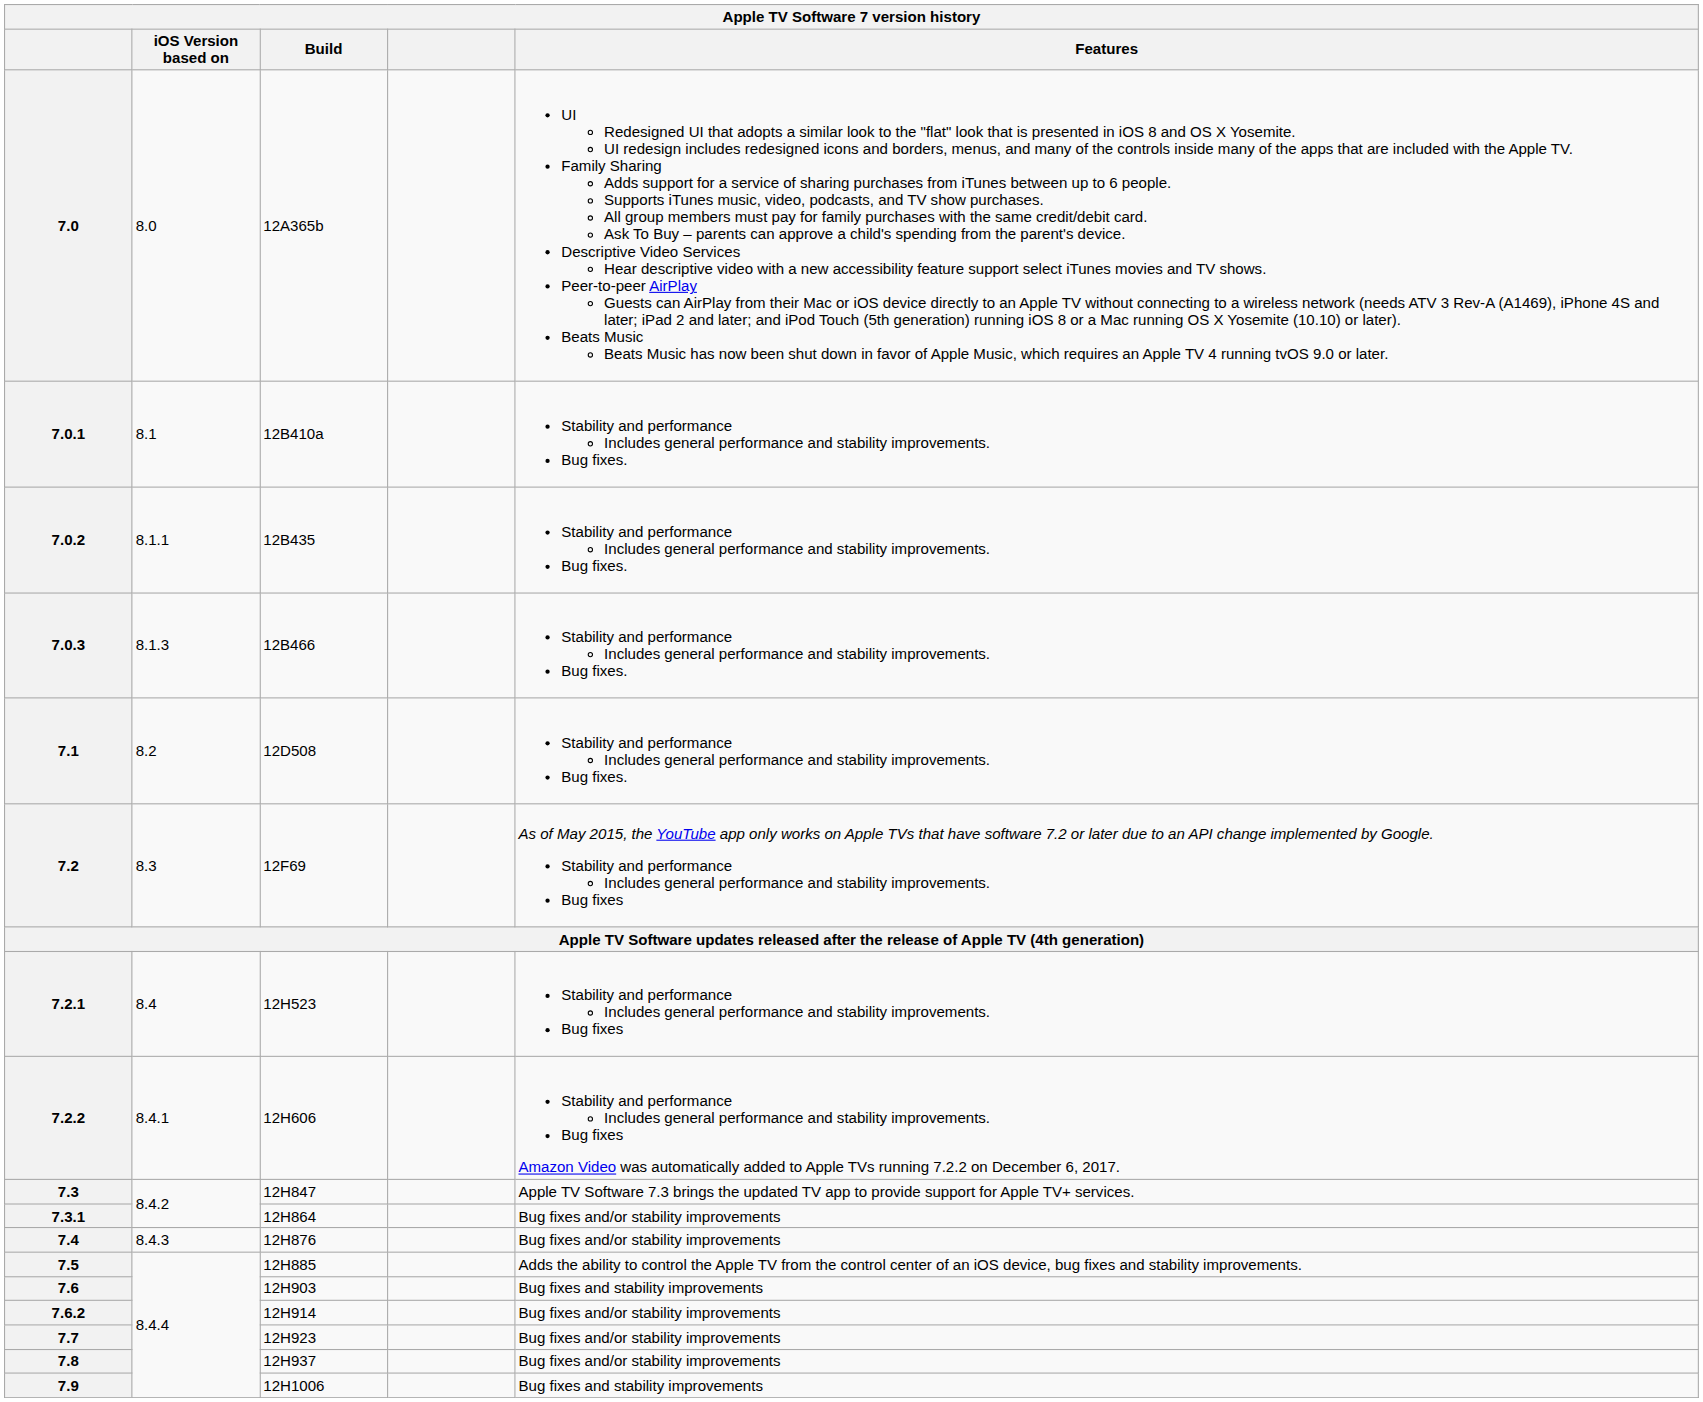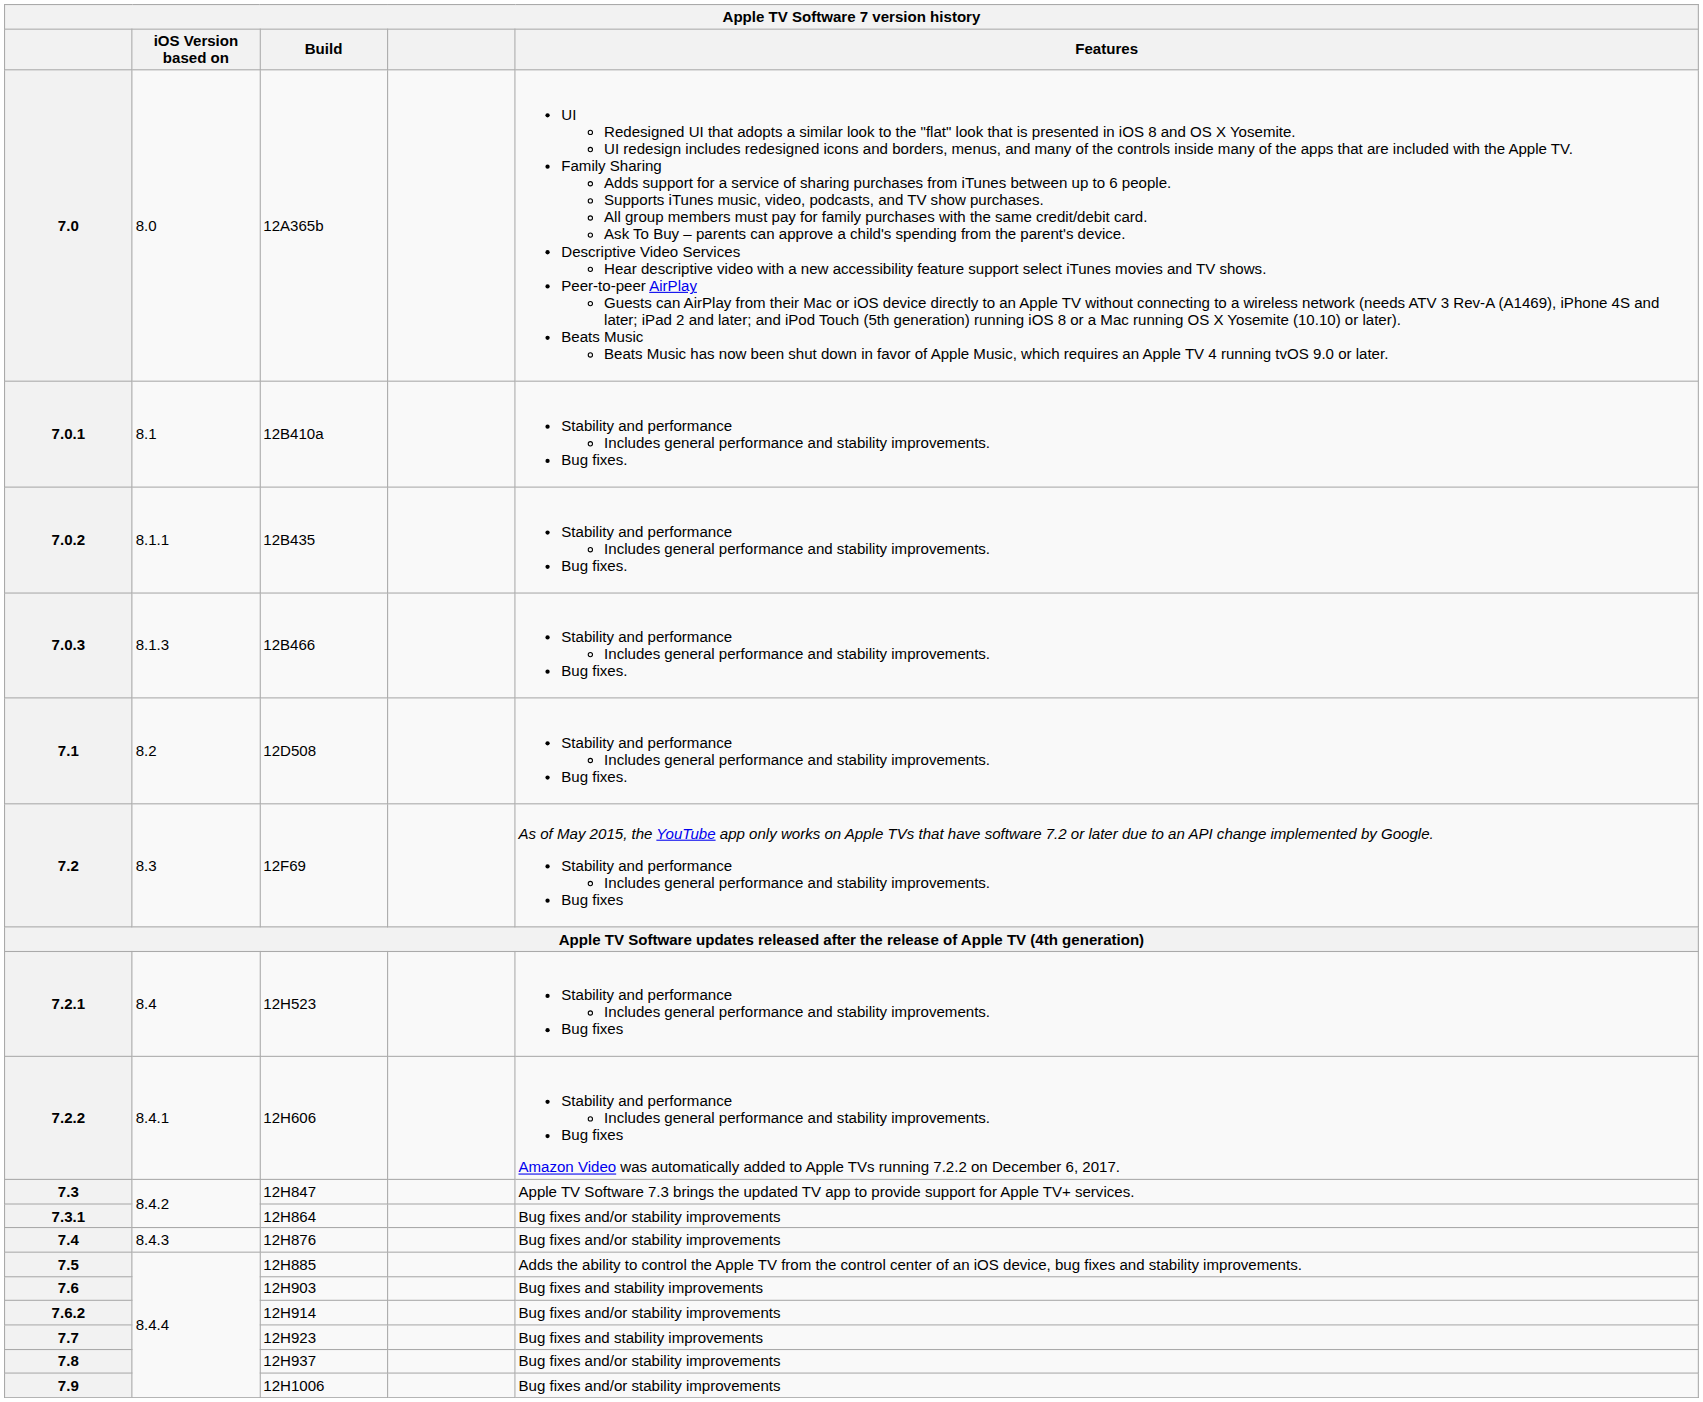(650, 1337) Bug fixes and/or stability improvements -> (641, 1337) Bug fixes and stability improvements
(641, 1385) Bug fixes and stability improvements -> (650, 1385) Bug fixes and/or stability improvements
